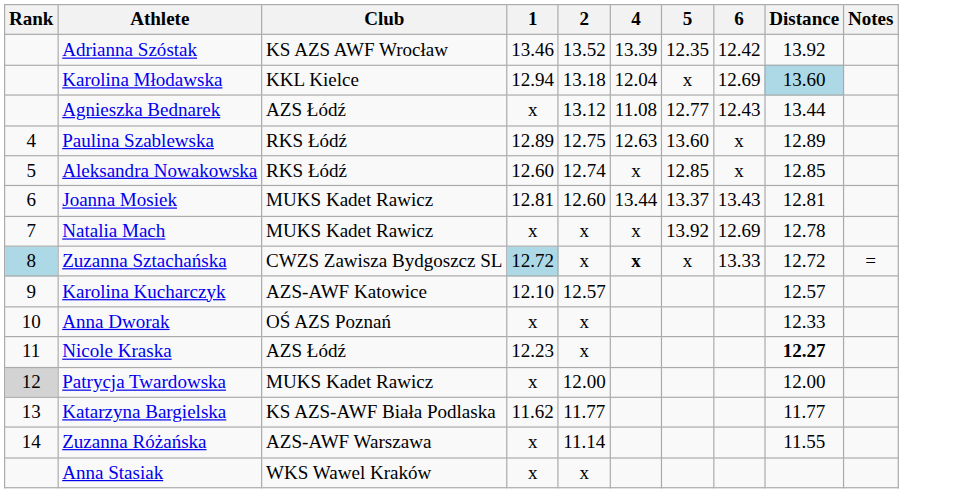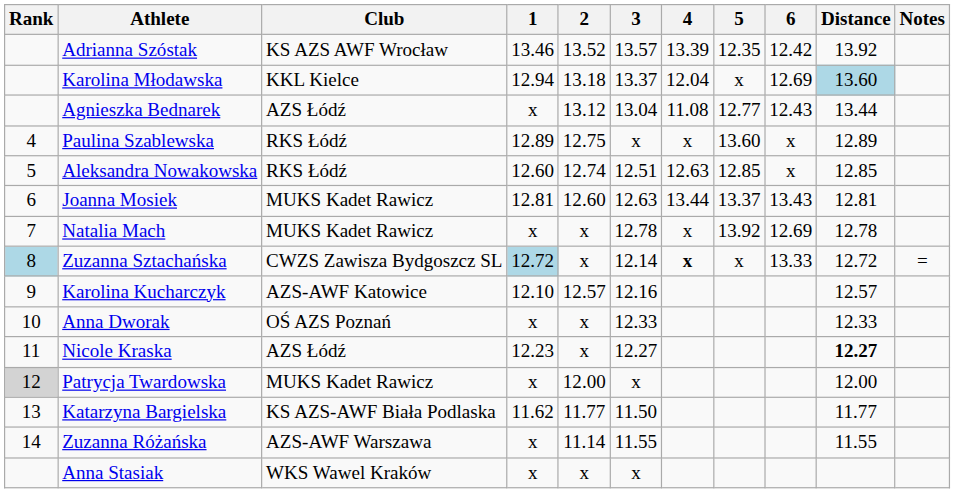+ column: (636, 19)
(636, 140) 12.63 -> (688, 140) x
(636, 170) x -> (688, 170) 12.63
